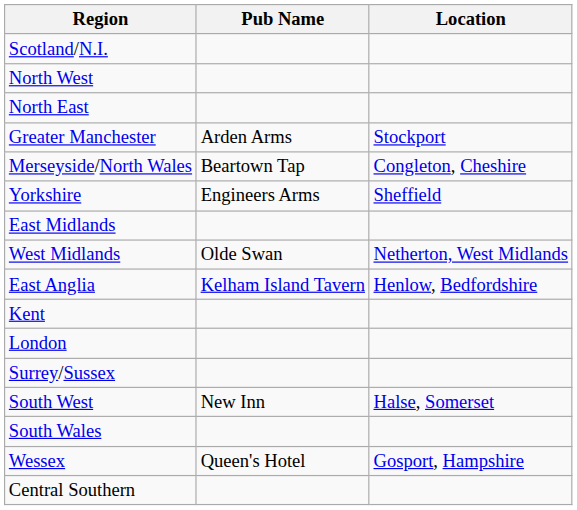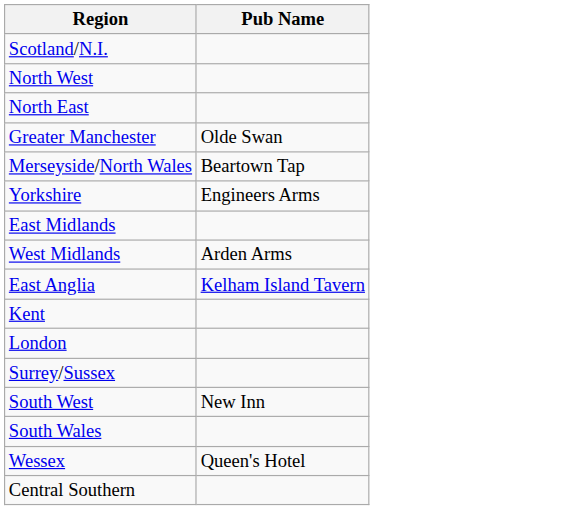- column: (471, 19)
(246, 136) Arden Arms -> (242, 136) Olde Swan
(242, 254) Olde Swan -> (246, 254) Arden Arms
